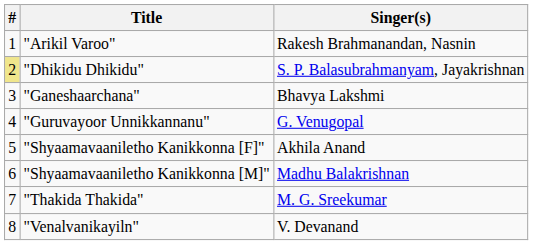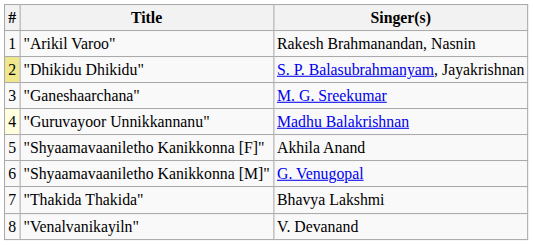(331, 95) Bhavya Lakshmi -> (332, 95) M. G. Sreekumar
(12, 121) no background -> (12, 121) lightyellow background
(320, 121) G. Venugopal -> (343, 121) Madhu Balakrishnan
(343, 174) Madhu Balakrishnan -> (320, 174) G. Venugopal
(332, 200) M. G. Sreekumar -> (331, 200) Bhavya Lakshmi
